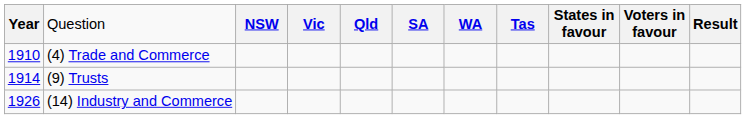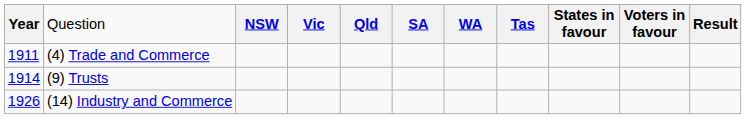(24, 55) 1910 -> (23, 55) 1911
